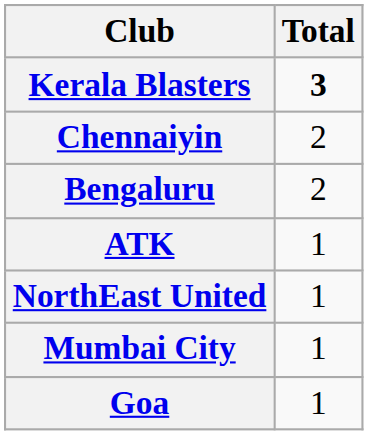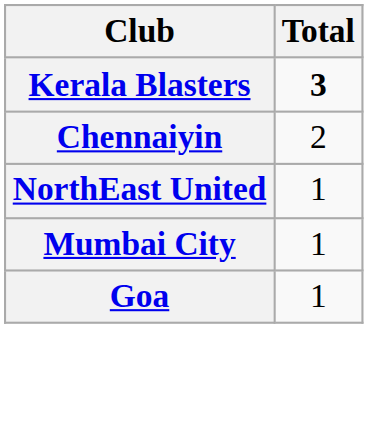- row: (140, 190)
- row: (140, 243)
